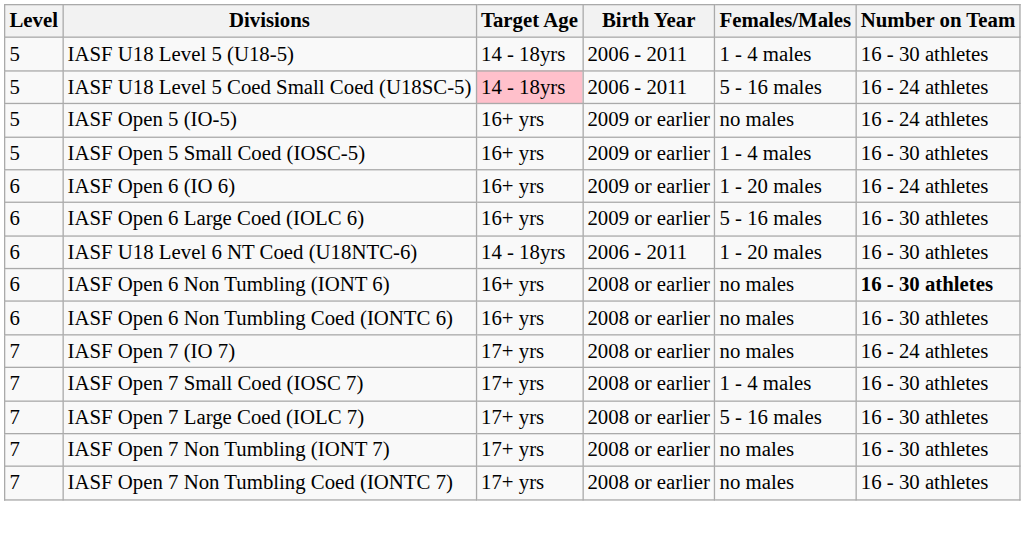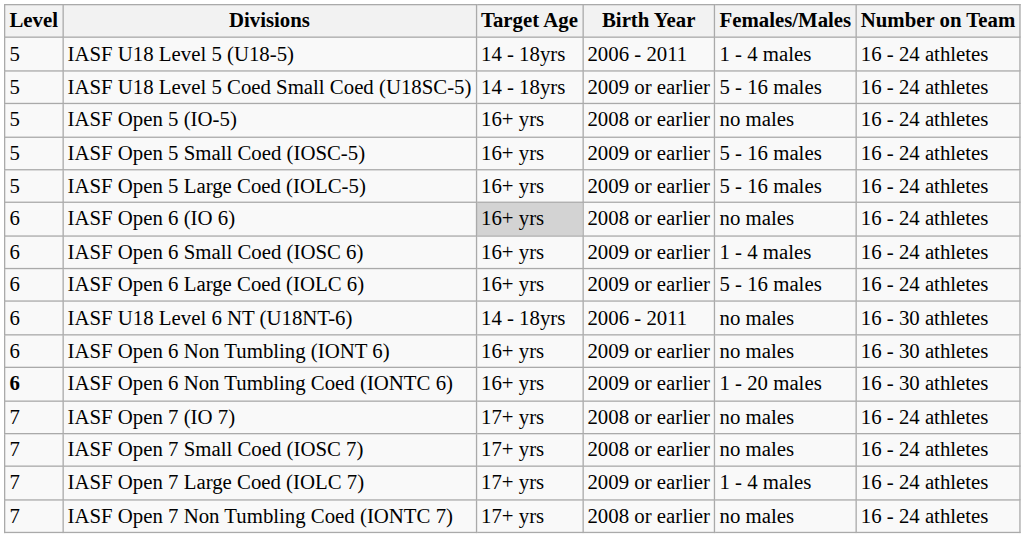(925, 53) 16 - 30 athletes -> (925, 53) 16 - 24 athletes
(523, 86) pink background -> (523, 86) no background
(637, 86) 2006 - 2011 -> (649, 86) 2009 or earlier
(649, 119) 2009 or earlier -> (649, 119) 2008 or earlier
(765, 152) 1 - 4 males -> (771, 152) 5 - 16 males
(925, 152) 16 - 30 athletes -> (925, 152) 16 - 24 athletes
+ row: (217, 185)
(513, 185) no background -> (513, 218) lightgrey background
(649, 185) 2009 or earlier -> (649, 218) 2008 or earlier
(771, 185) 1 - 20 males -> (757, 218) no males
+ row: (215, 251)
(925, 218) 16 - 30 athletes -> (925, 284) 16 - 24 athletes
+ row: (210, 317)
- row: (242, 251)
(649, 284) 2008 or earlier -> (649, 350) 2009 or earlier
(927, 284) bold -> (925, 350) normal
(15, 317) normal -> (15, 383) bold
(649, 317) 2008 or earlier -> (649, 383) 2009 or earlier
(757, 317) no males -> (771, 383) 1 - 20 males
(765, 383) 1 - 4 males -> (757, 449) no males
(925, 383) 16 - 30 athletes -> (925, 449) 16 - 24 athletes
(649, 416) 2008 or earlier -> (649, 482) 2009 or earlier
(771, 416) 5 - 16 males -> (765, 482) 1 - 4 males
(925, 416) 16 - 30 athletes -> (925, 482) 16 - 24 athletes
- row: (229, 449)
(925, 482) 16 - 30 athletes -> (925, 515) 16 - 24 athletes
